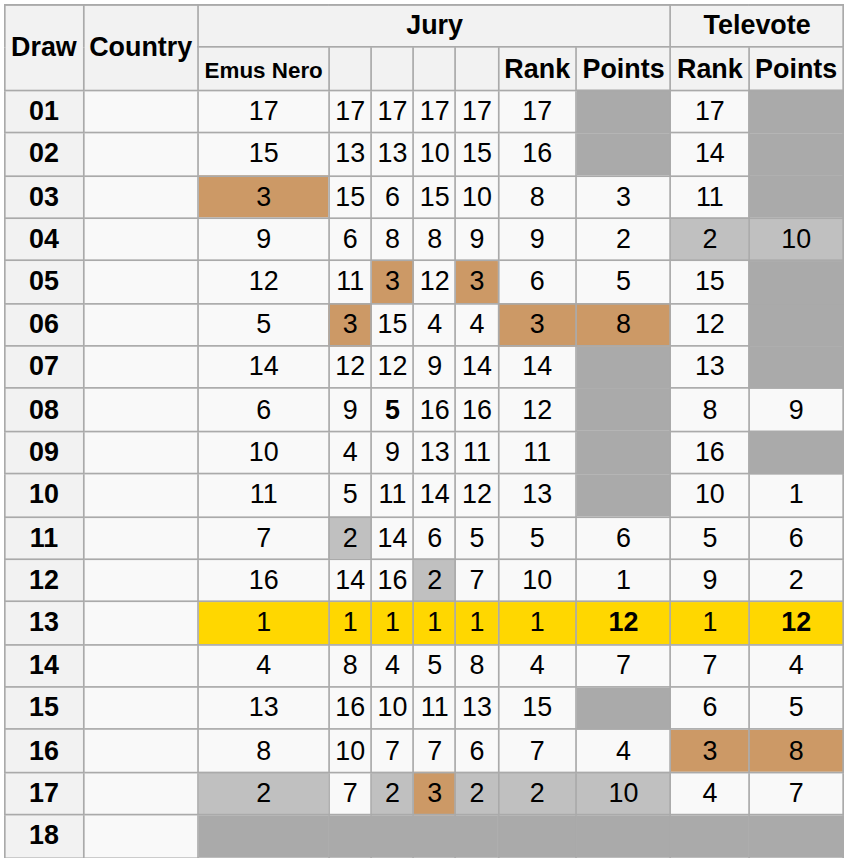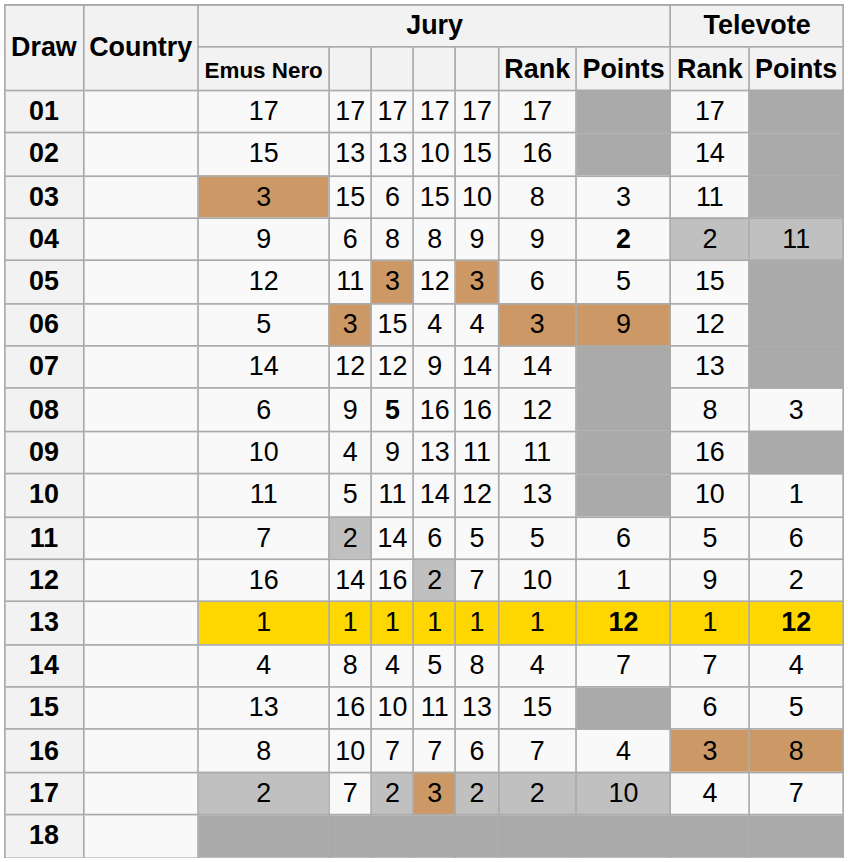(624, 238) normal -> (624, 238) bold
(796, 238) 10 -> (796, 238) 11
(624, 324) 8 -> (624, 324) 9
(796, 409) 9 -> (796, 409) 3
